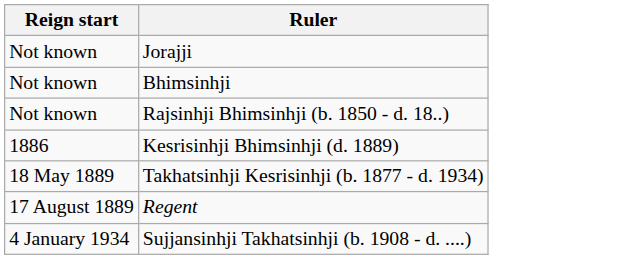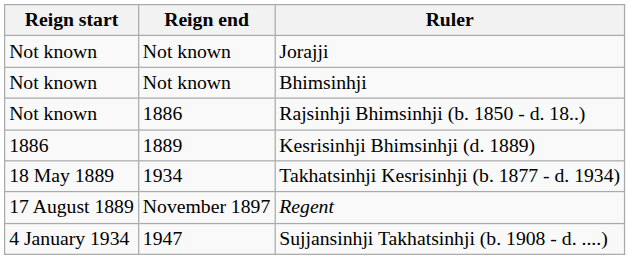+ column: (207, 20)
